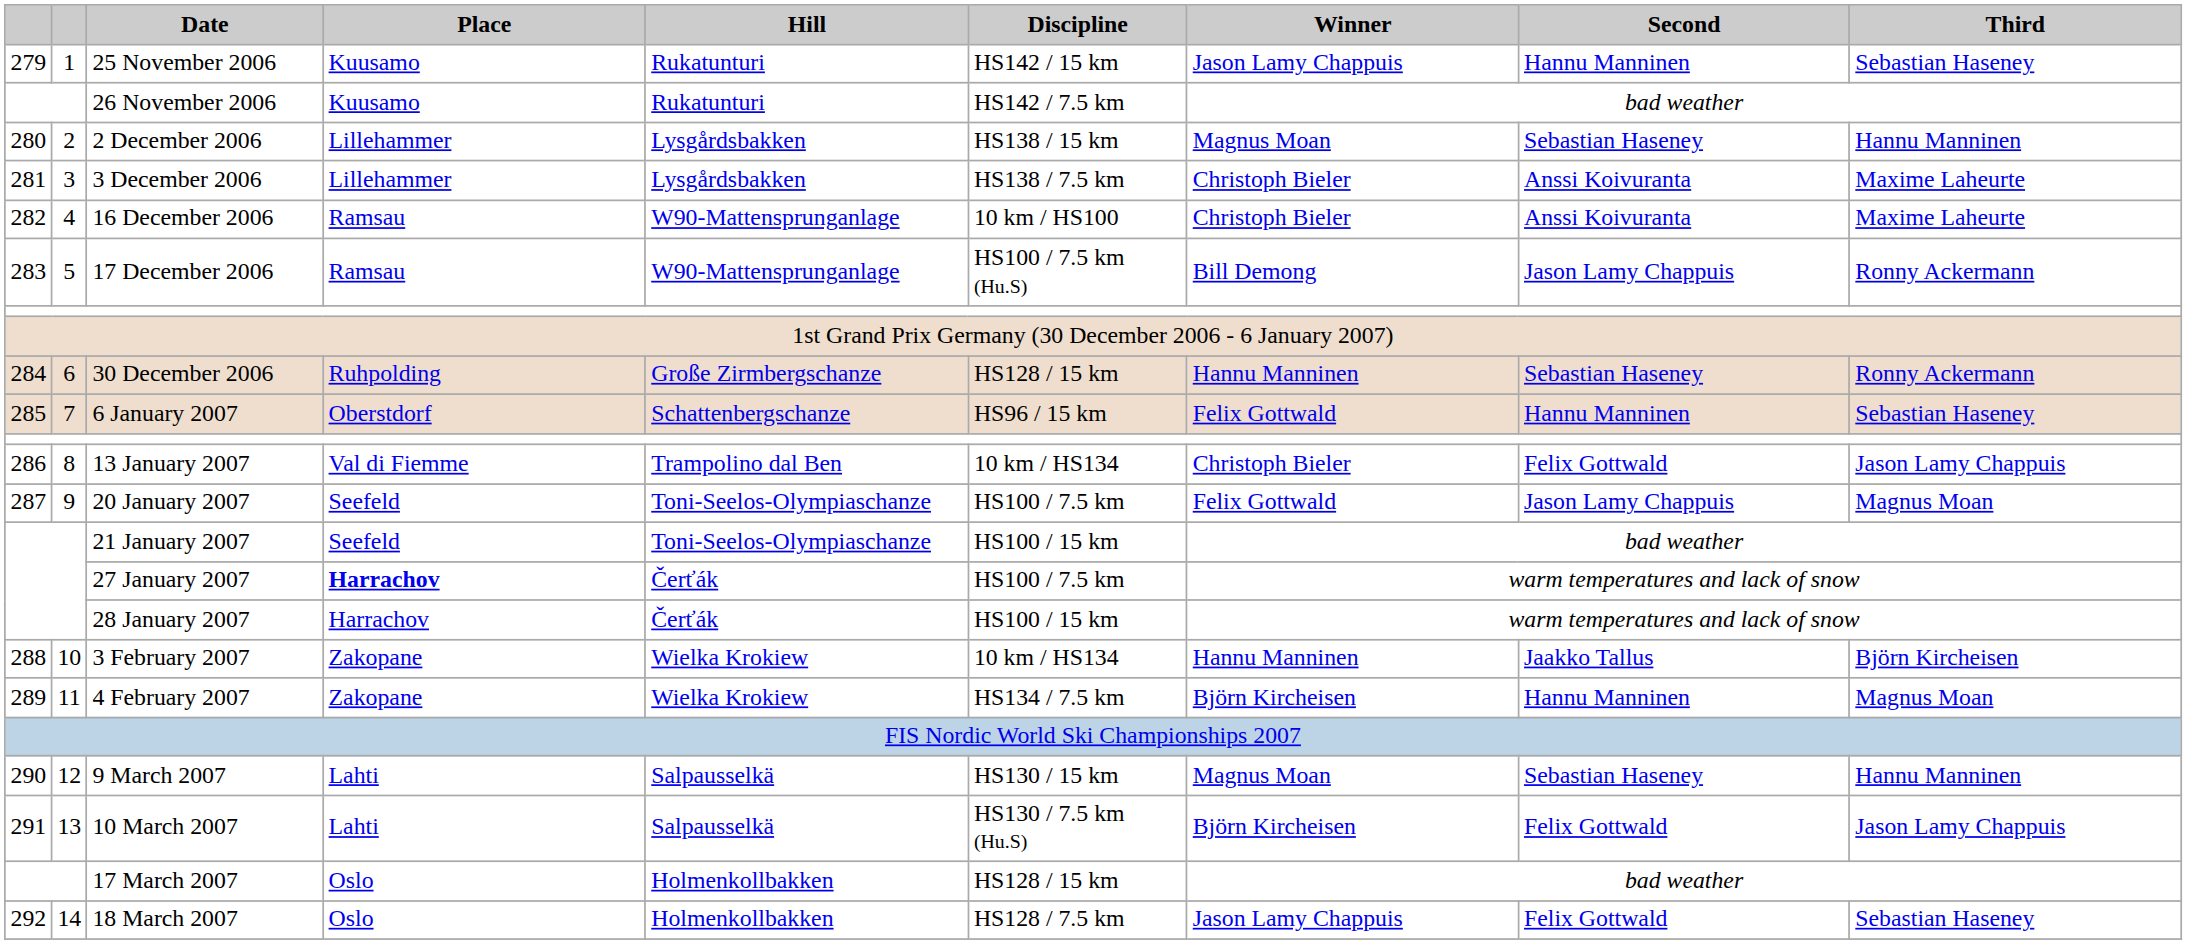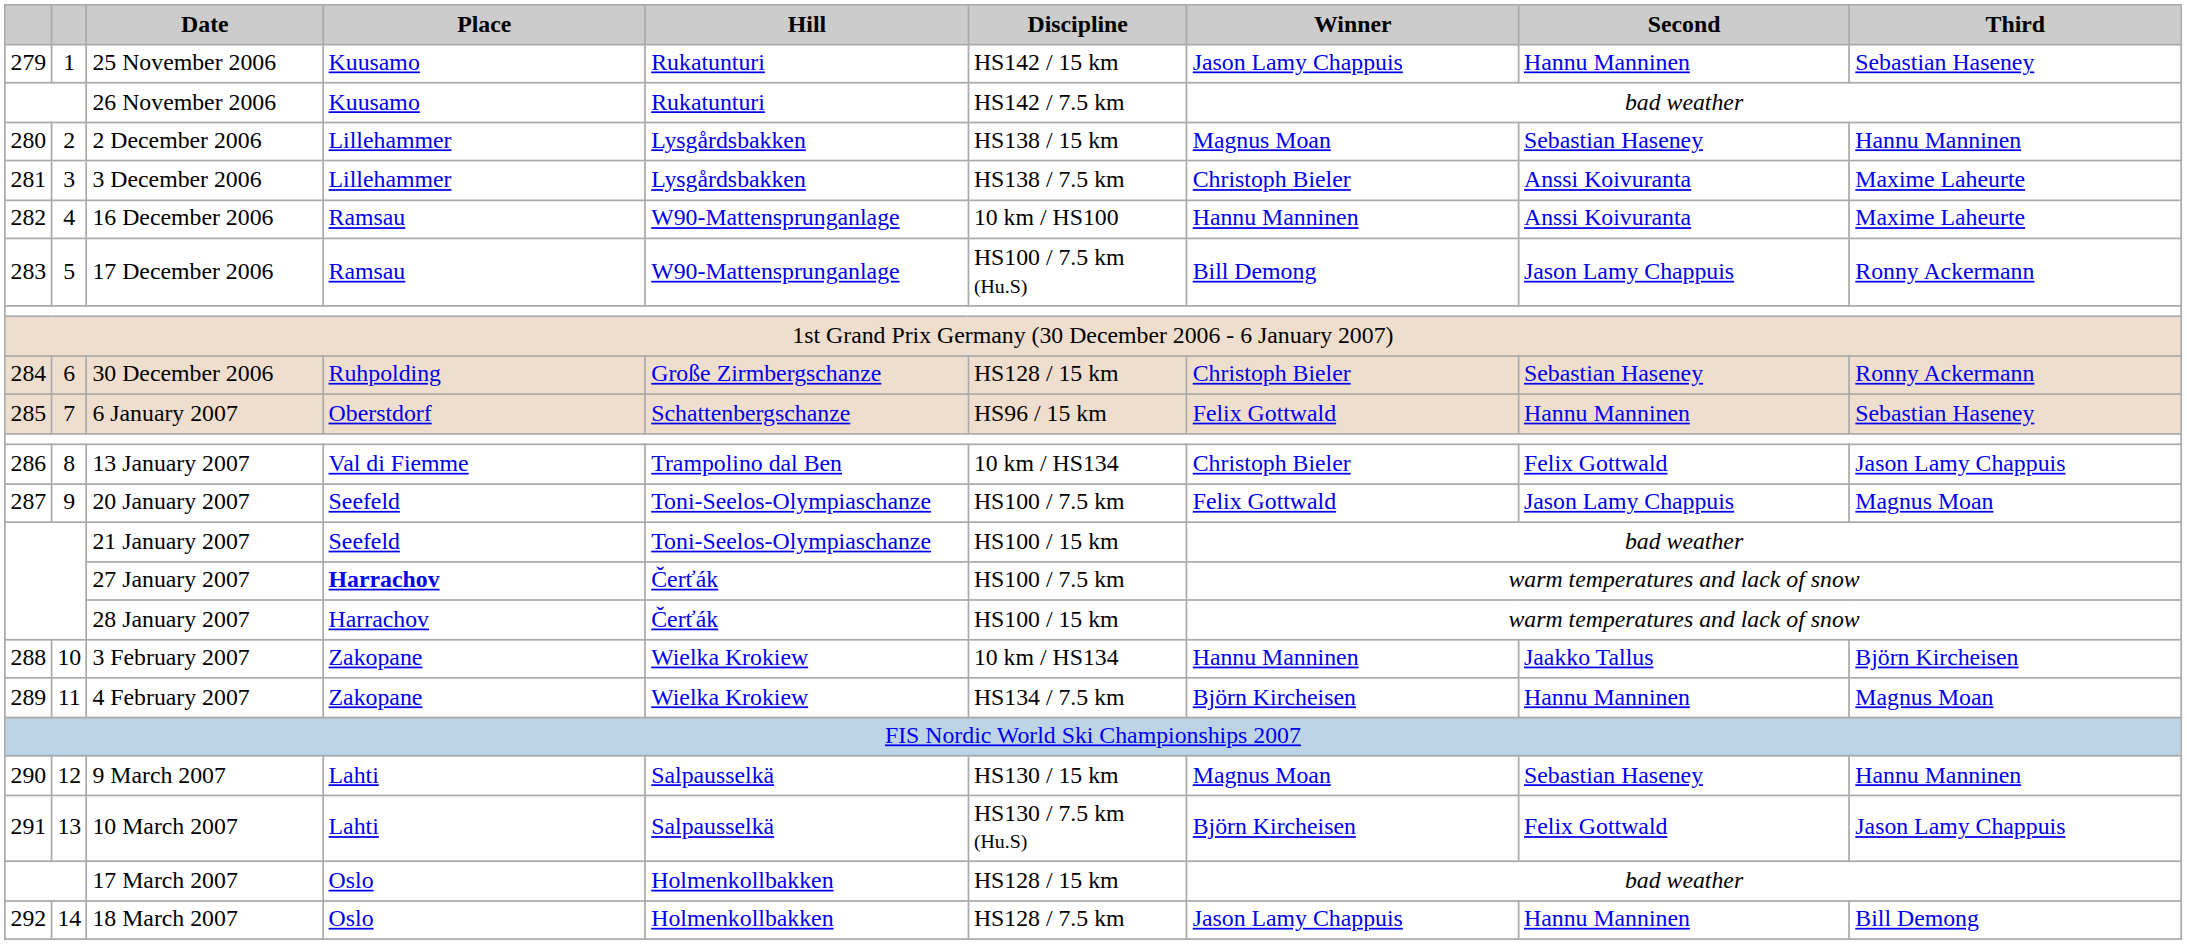(1272, 218) Christoph Bieler -> (1276, 218) Hannu Manninen
(1276, 374) Hannu Manninen -> (1272, 374) Christoph Bieler
(1596, 918) Felix Gottwald -> (1607, 918) Hannu Manninen
(1945, 918) Sebastian Haseney -> (1917, 918) Bill Demong
